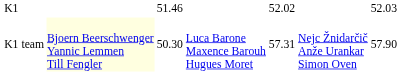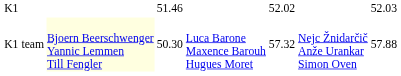(282, 44) 57.31 -> (282, 44) 57.32
(384, 44) 57.90 -> (384, 44) 57.88
